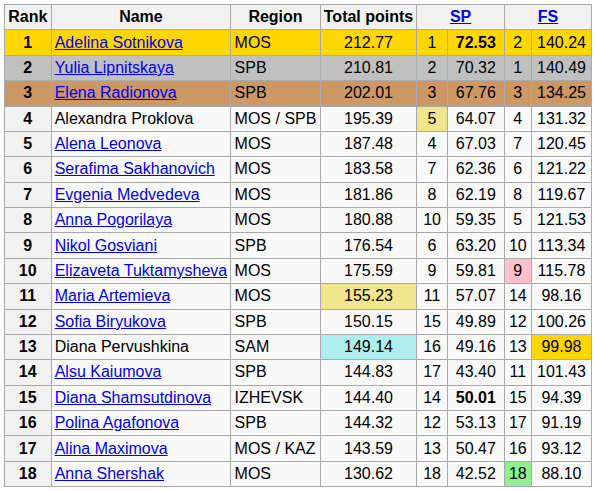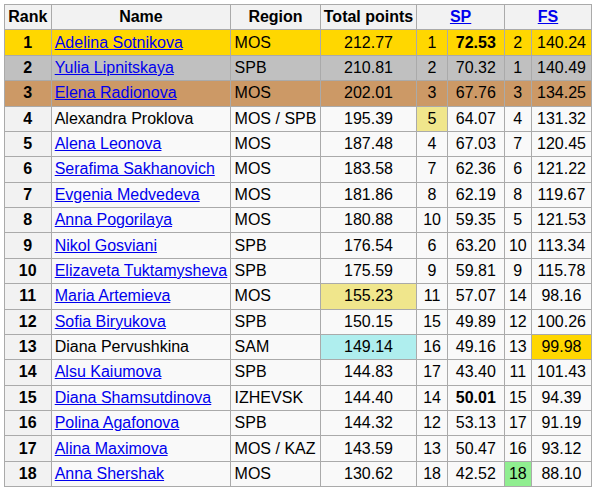(251, 93) SPB -> (253, 93) MOS
(253, 270) MOS -> (251, 270) SPB
(518, 270) pink background -> (518, 270) no background
